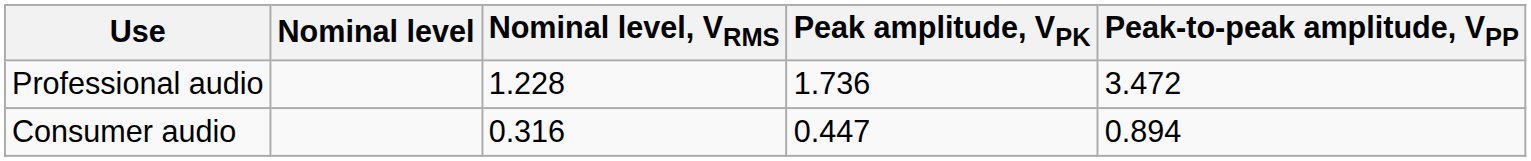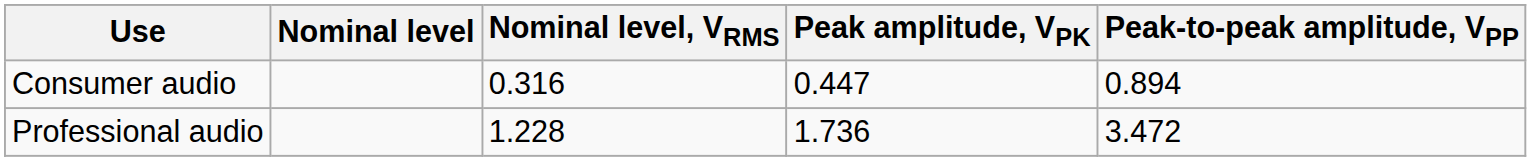rows swapped: (138, 83) <-> (124, 131)
